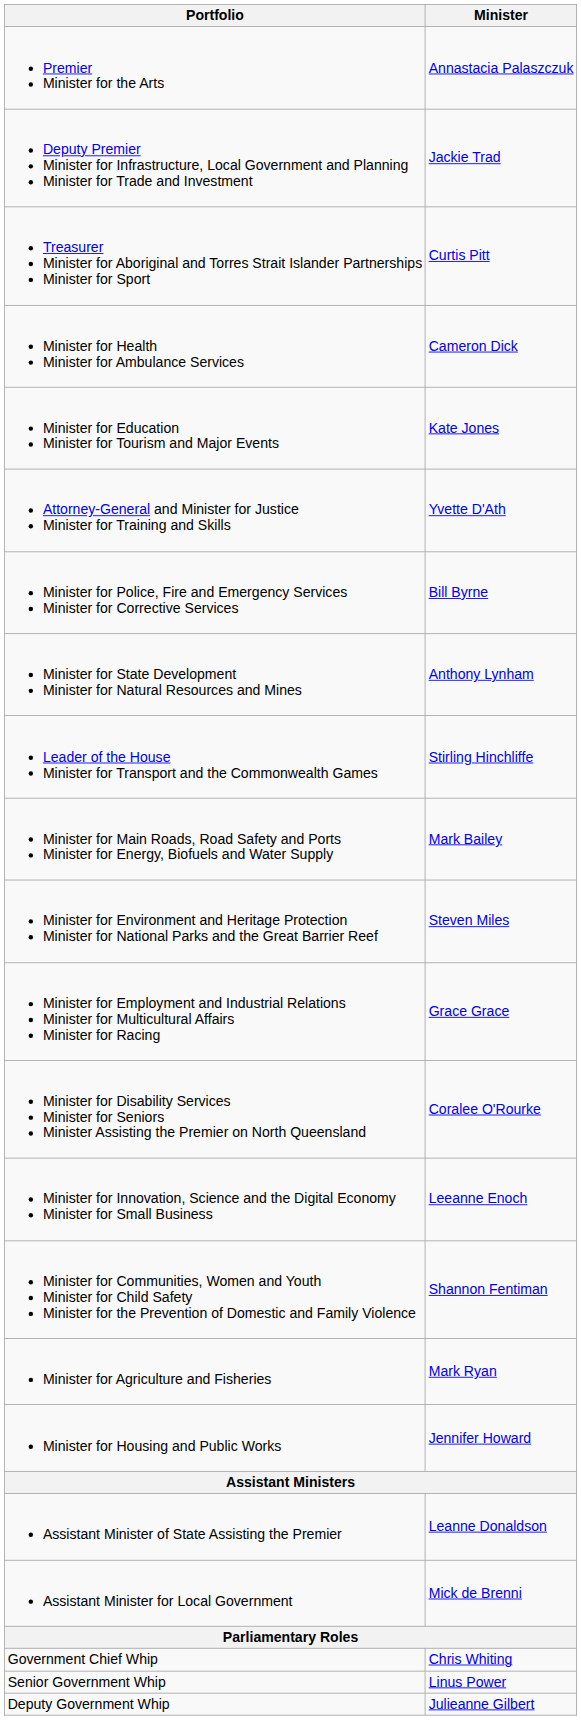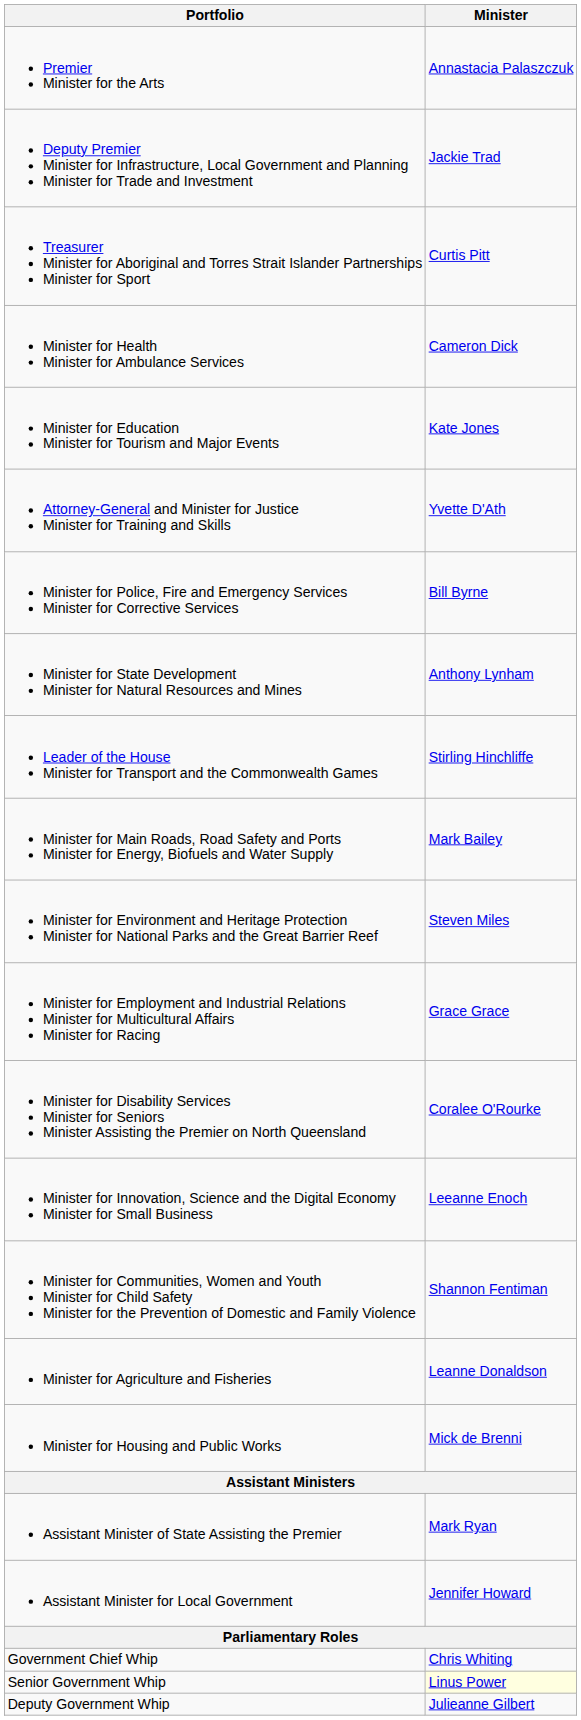(463, 1371) Mark Ryan -> (488, 1371) Leanne Donaldson
(480, 1438) Jennifer Howard -> (475, 1438) Mick de Brenni
(488, 1526) Leanne Donaldson -> (463, 1526) Mark Ryan
(475, 1593) Mick de Brenni -> (480, 1593) Jennifer Howard
(467, 1682) no background -> (467, 1682) lightyellow background
